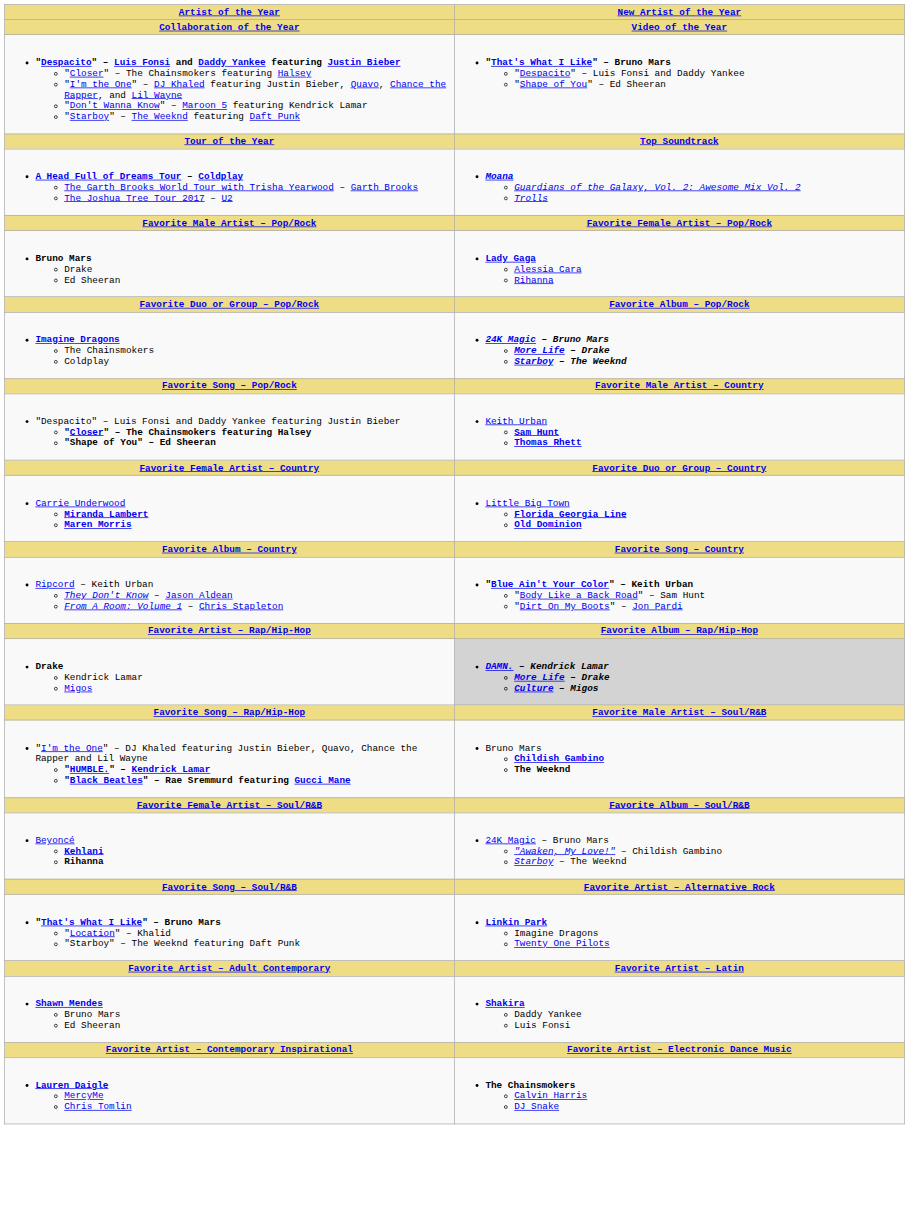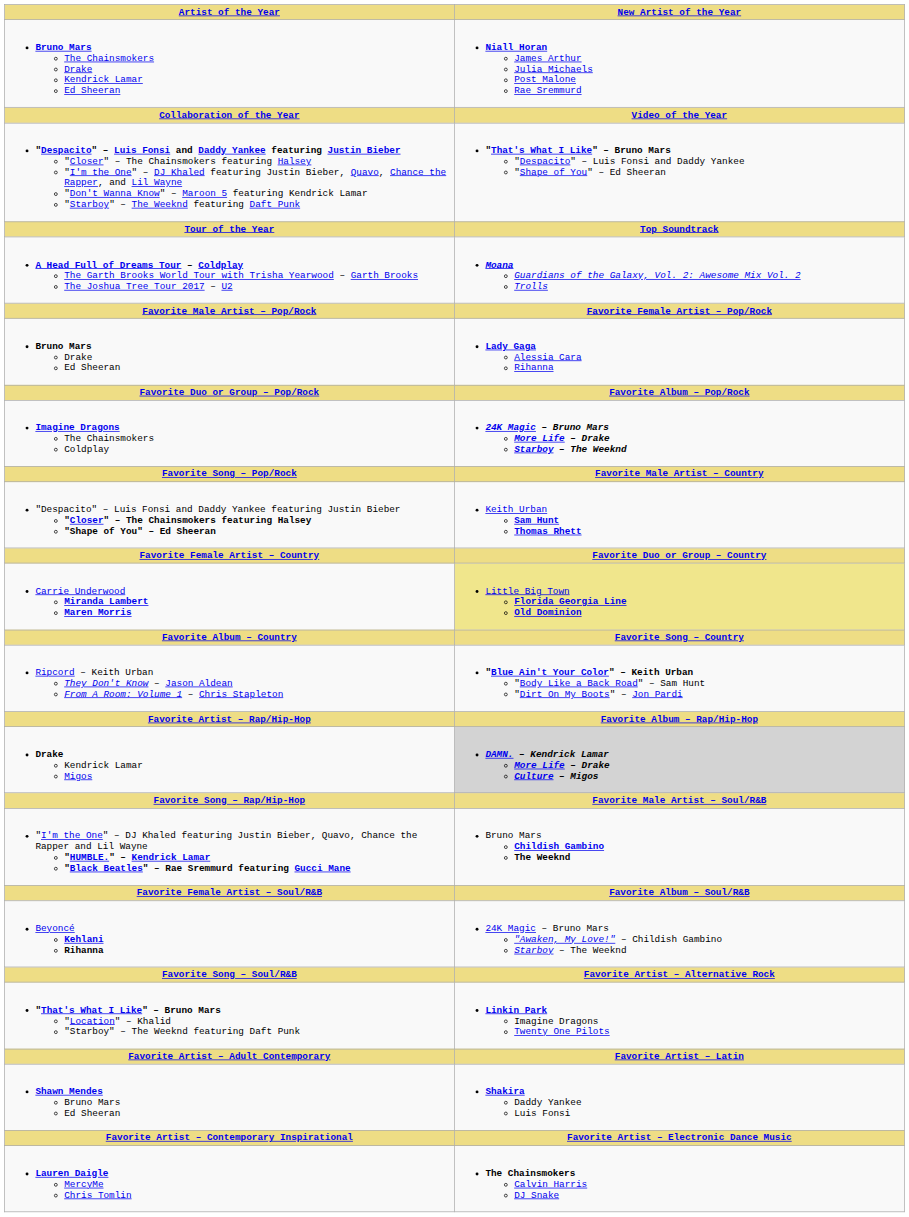+ row: (229, 69)
(679, 514) no background -> (679, 602) khaki background
